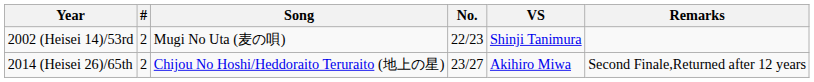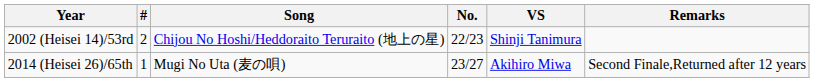(220, 39) Mugi No Uta (麦の唄) -> (299, 39) Chijou No Hoshi/Heddoraito Teruraito (地上の星)
(144, 64) 2 -> (144, 64) 1
(299, 64) Chijou No Hoshi/Heddoraito Teruraito (地上の星) -> (220, 64) Mugi No Uta (麦の唄)
